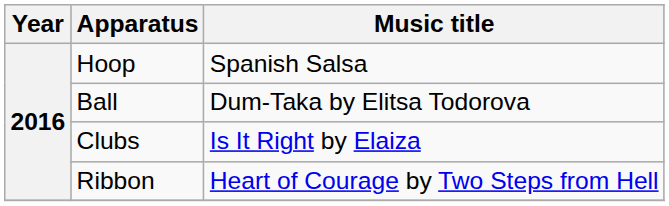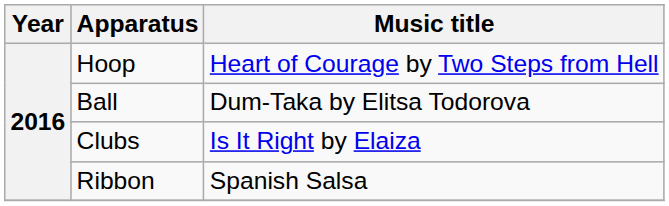(289, 63) Spanish Salsa -> (434, 63) Heart of Courage by Two Steps from Hell
(434, 180) Heart of Courage by Two Steps from Hell -> (289, 180) Spanish Salsa
